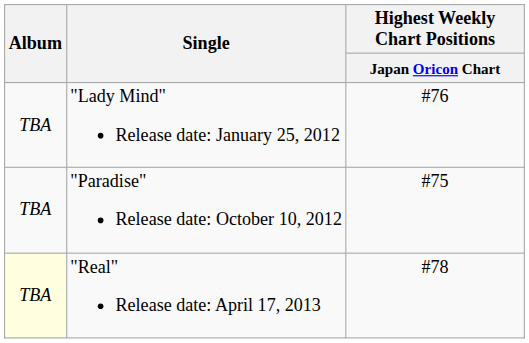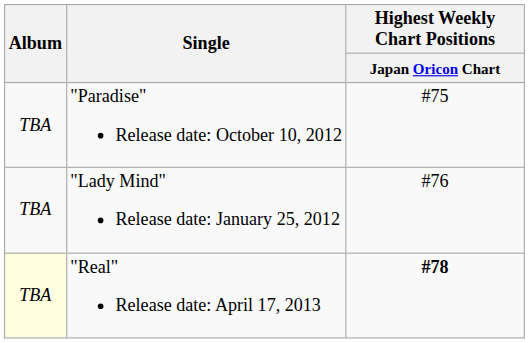rows swapped: (206, 116) <-> (206, 201)
(435, 266) normal -> (435, 266) bold
